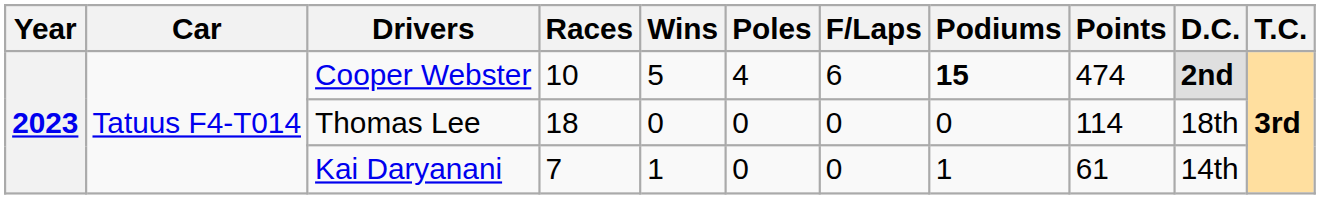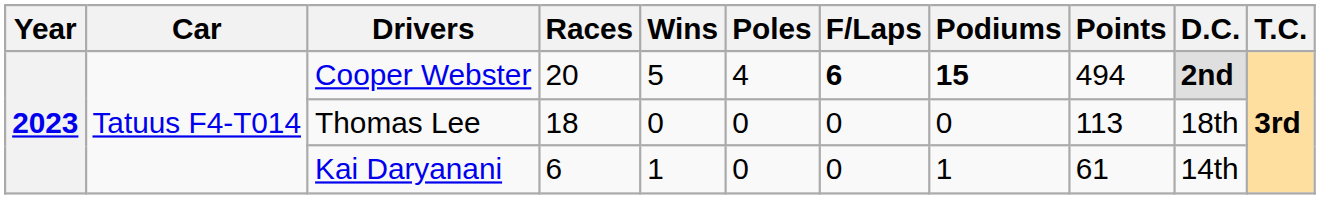(562, 75) 10 -> (562, 75) 20
(834, 75) normal -> (834, 75) bold
(1100, 75) 474 -> (1100, 75) 494
(1099, 122) 114 -> (1099, 122) 113
(554, 169) 7 -> (554, 169) 6
